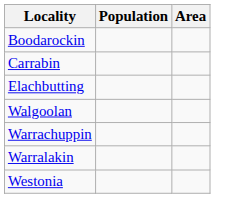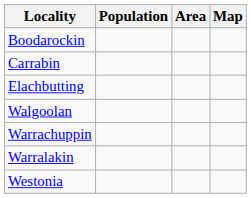+ column: (228, 16)
